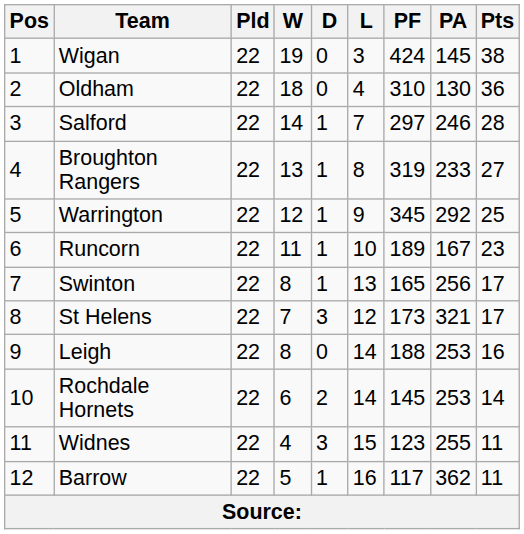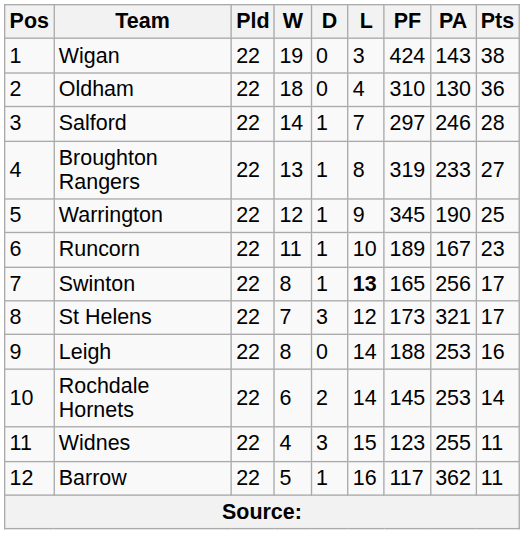(453, 55) 145 -> (453, 55) 143
(453, 215) 292 -> (453, 215) 190
(365, 283) normal -> (365, 283) bold
